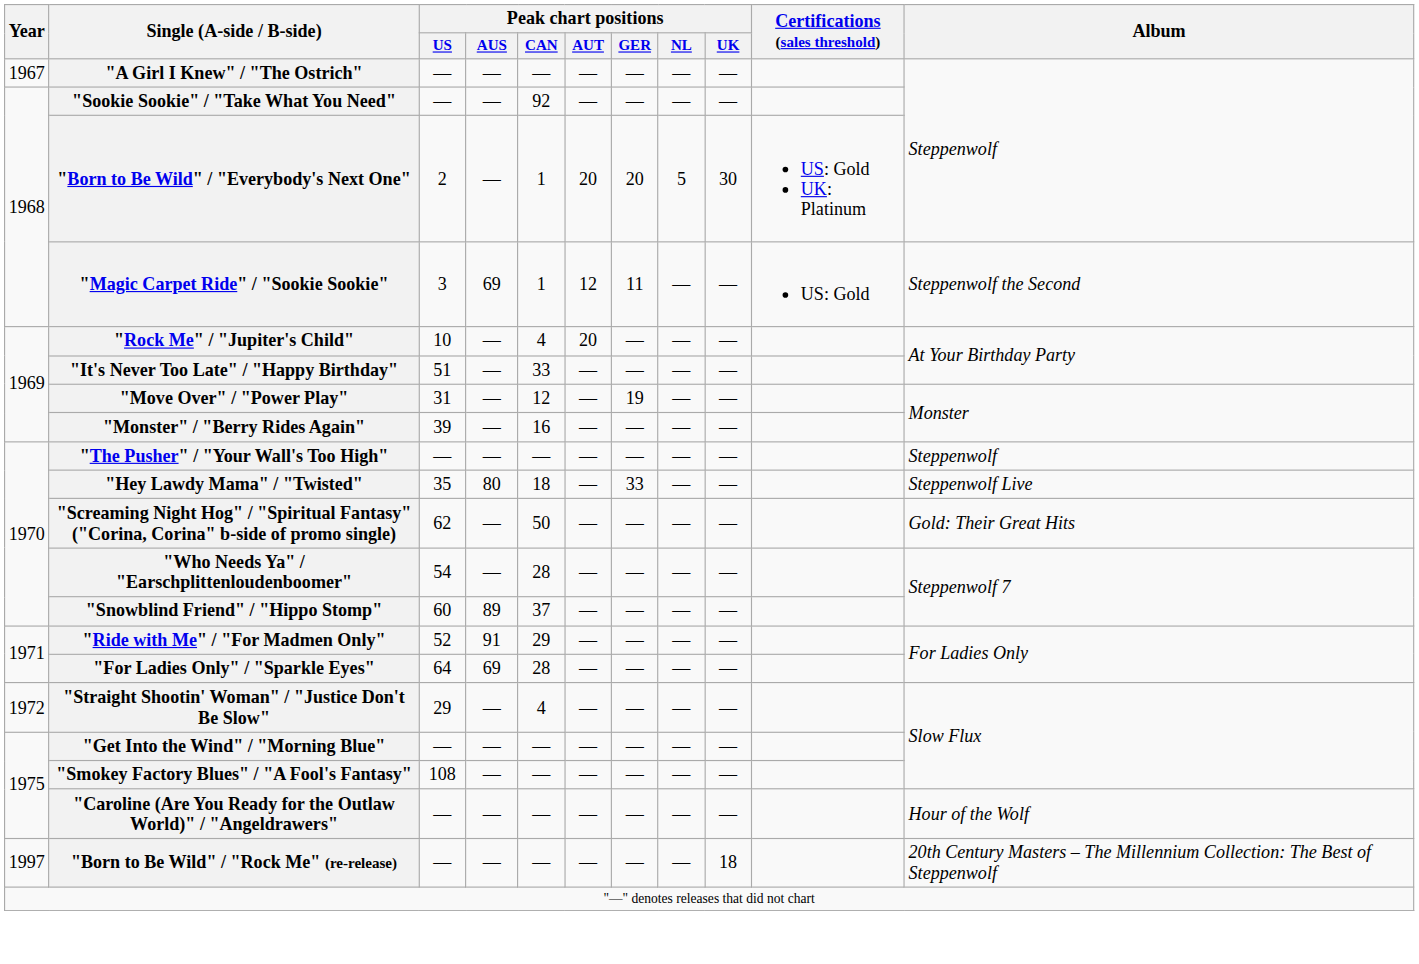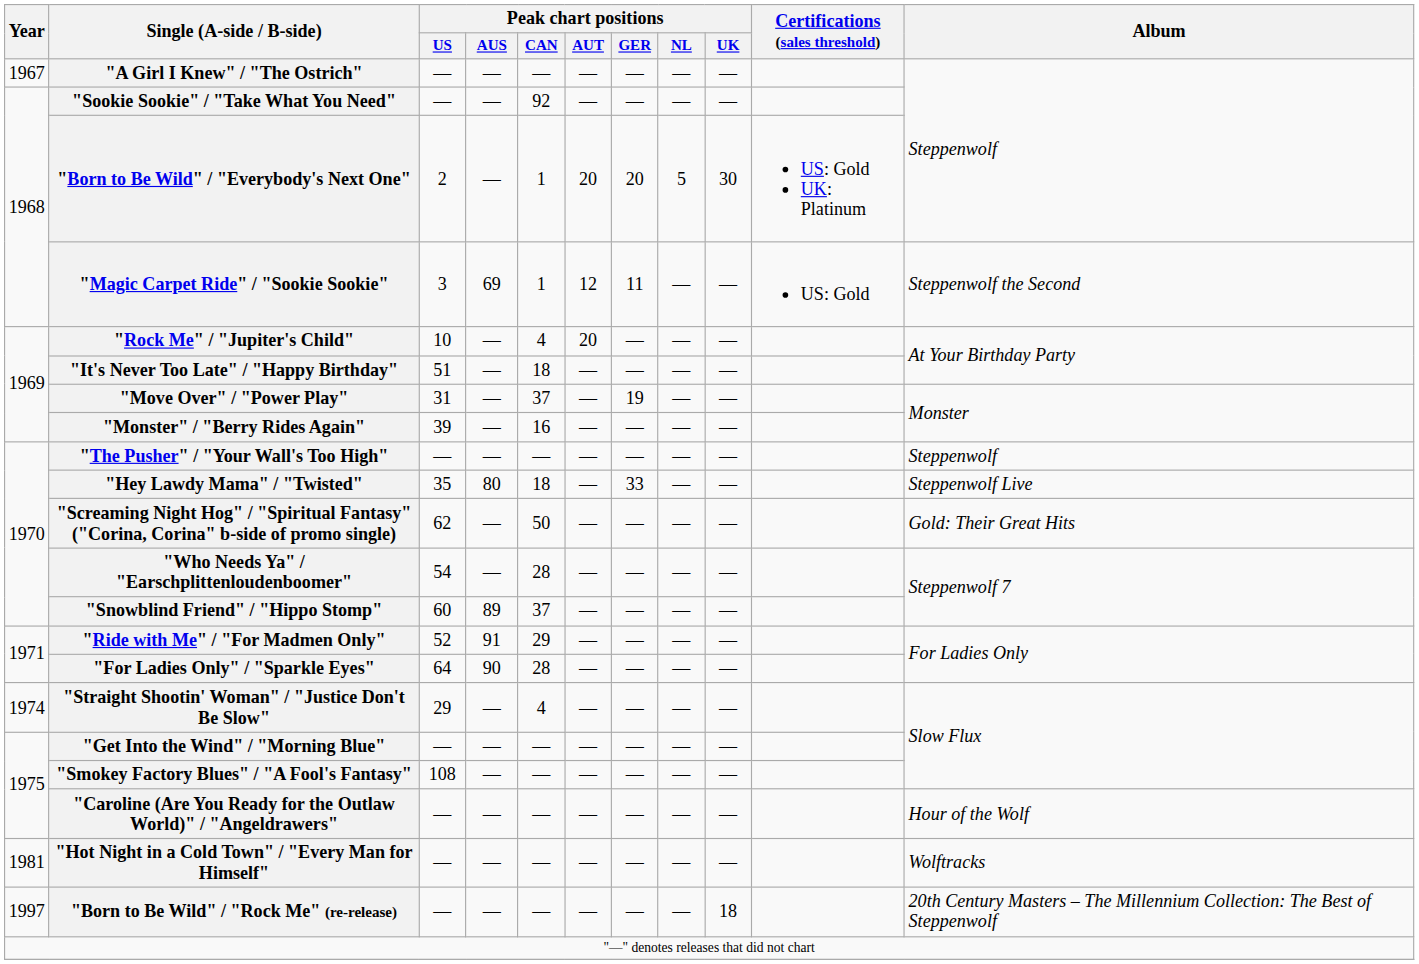(541, 369) 33 -> (541, 369) 18
(541, 398) 12 -> (541, 398) 37
(492, 668) 69 -> (492, 668) 90
(27, 707) 1972 -> (27, 707) 1974
+ row: (234, 862)
